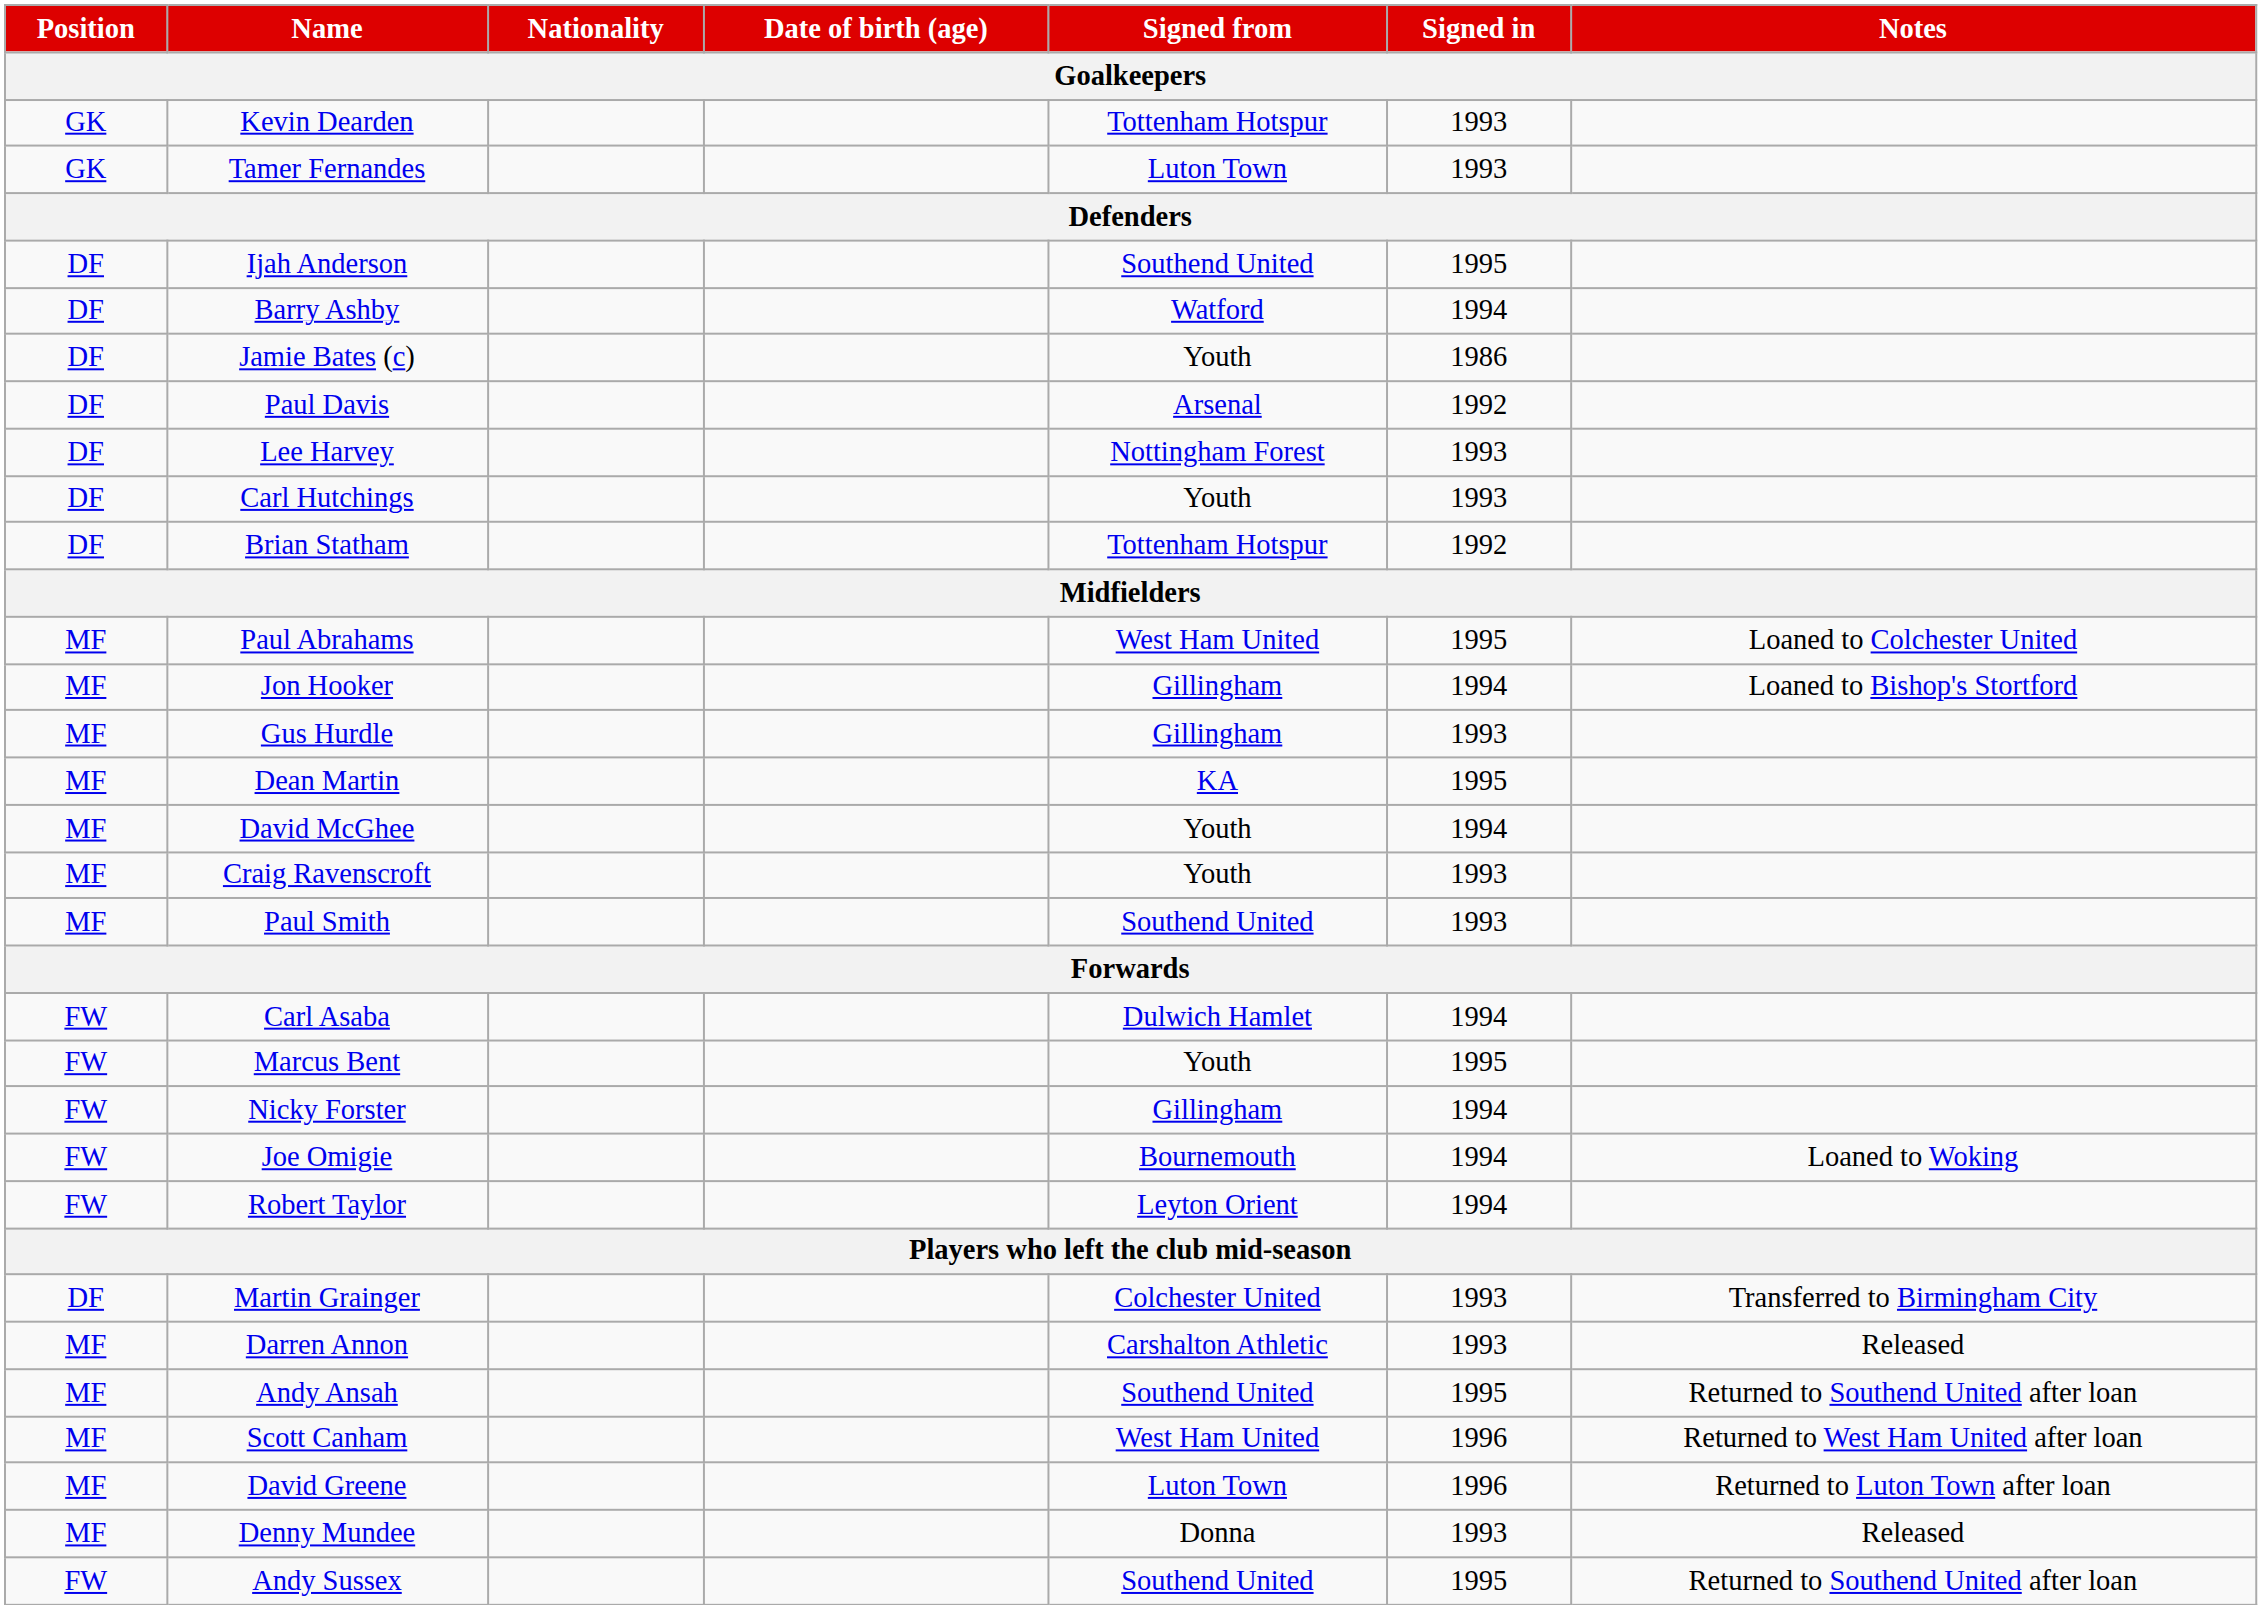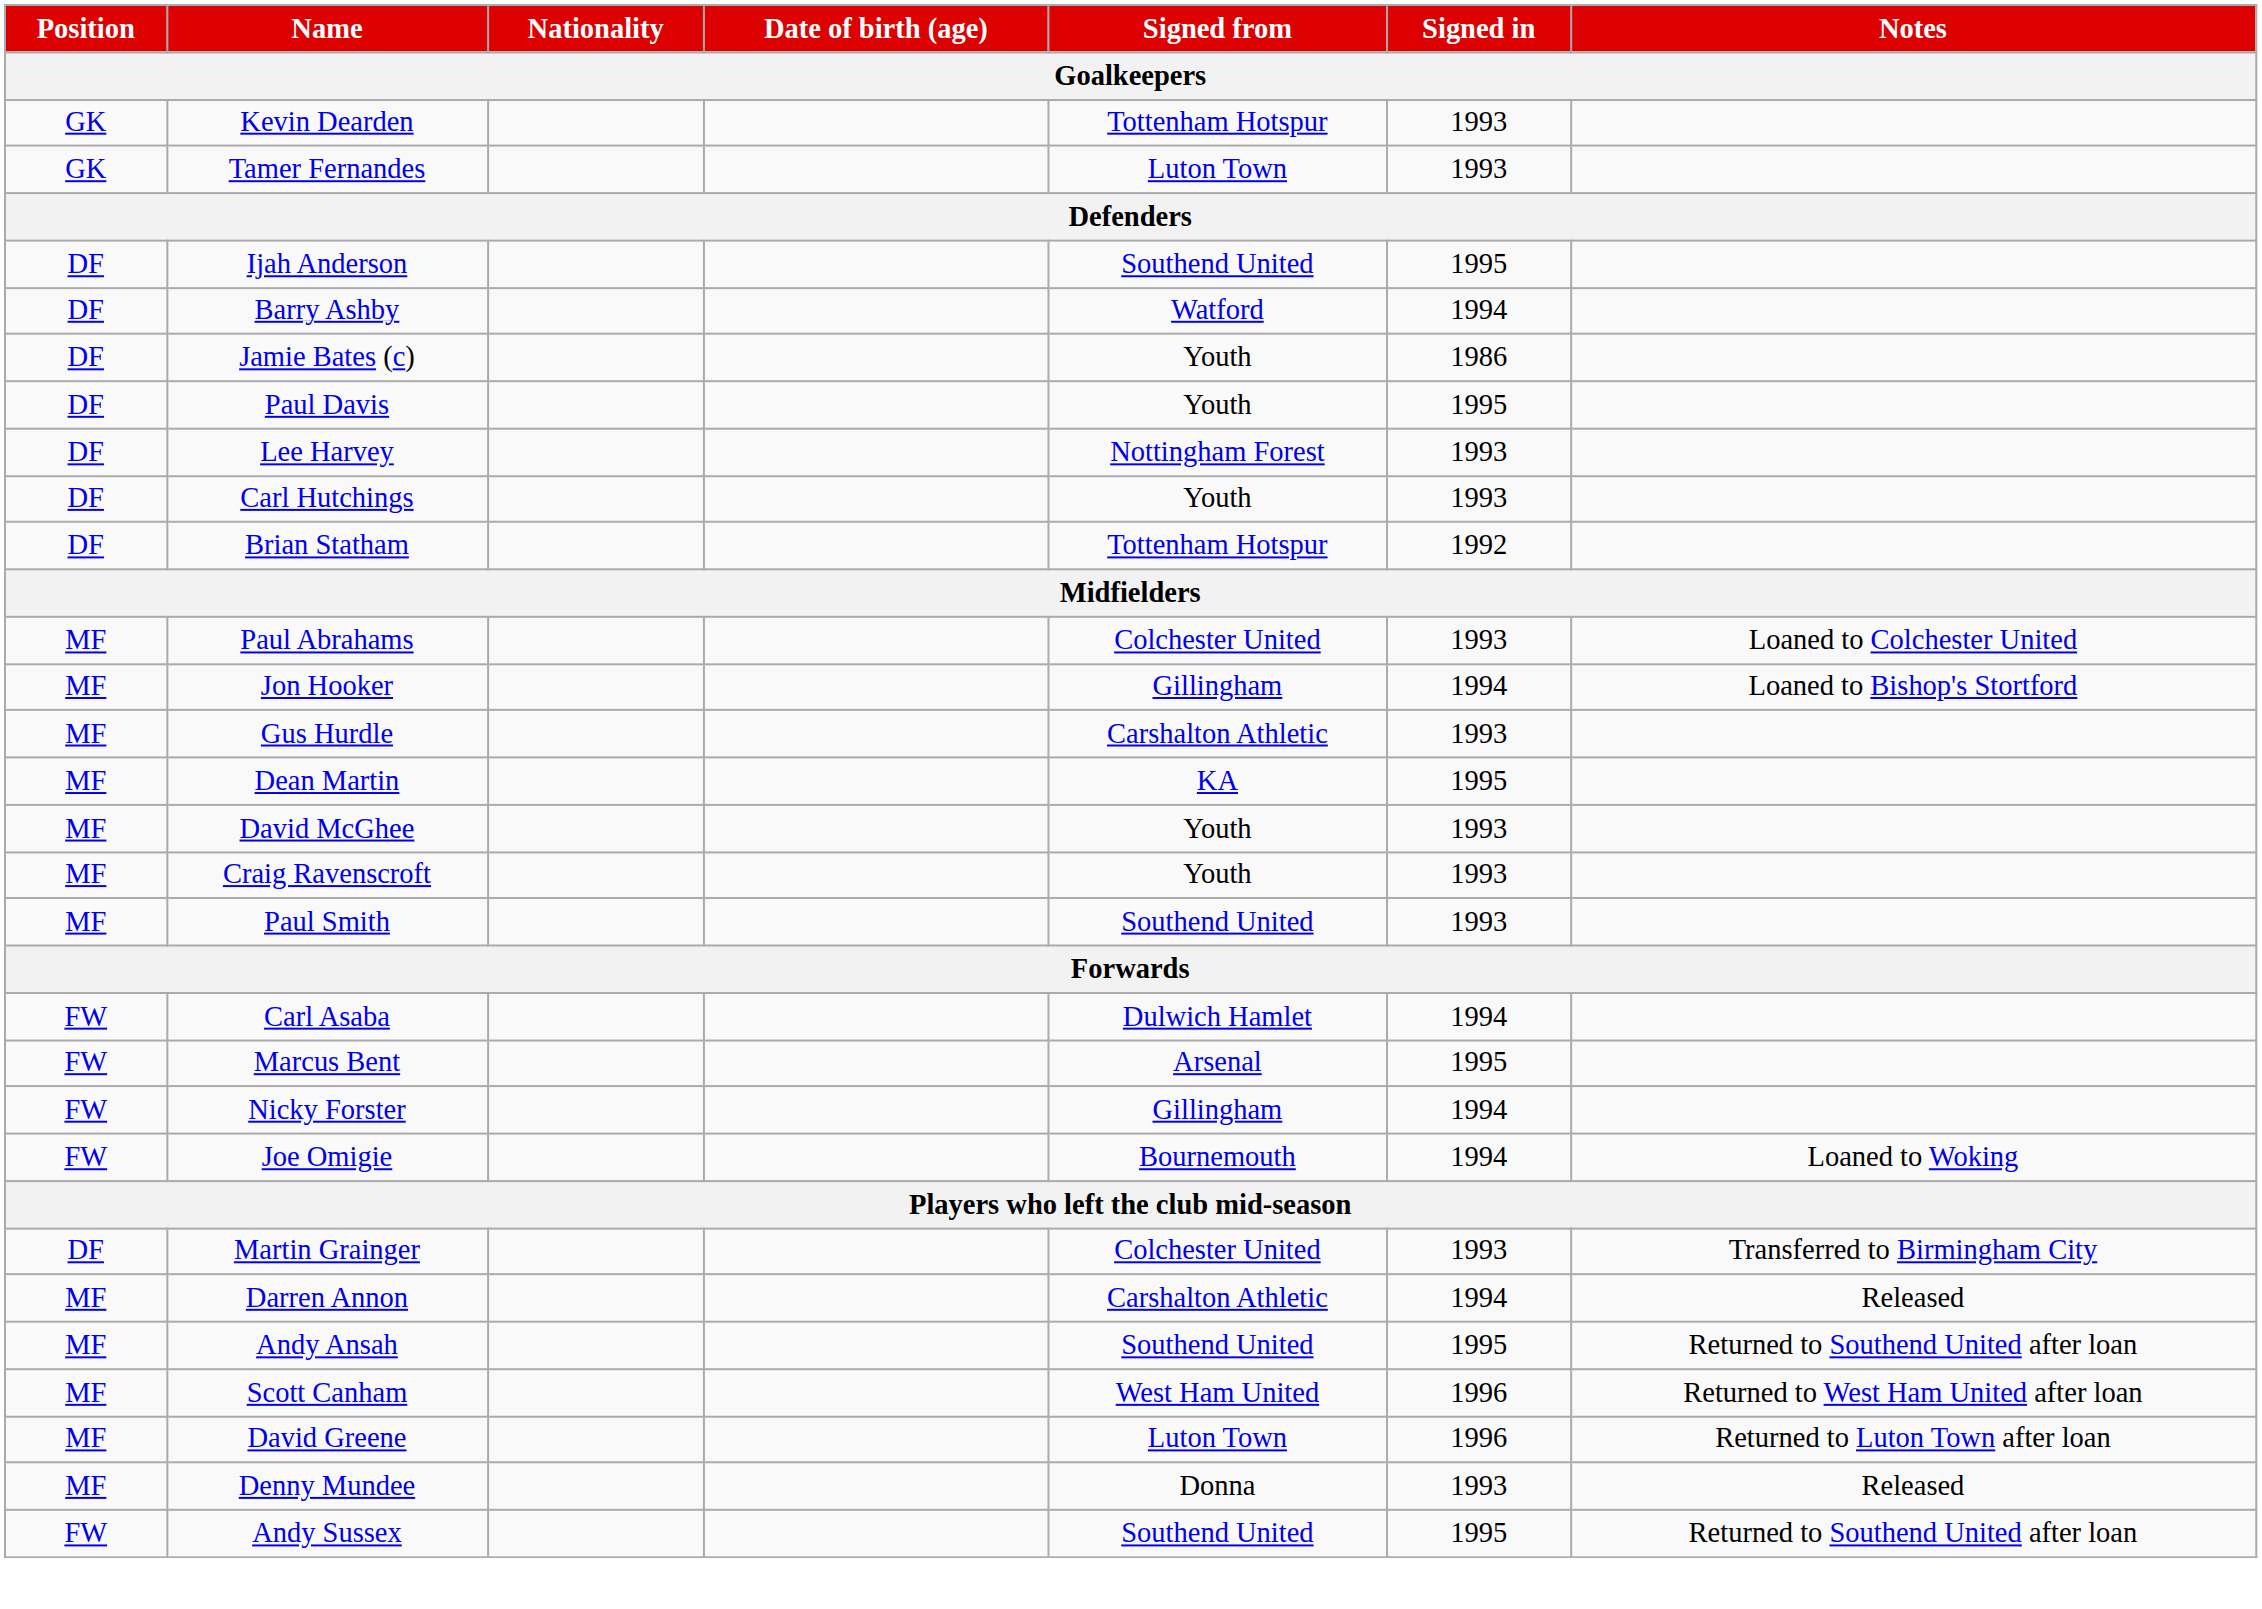(1217, 404) Arsenal -> (1217, 404) Youth
(1479, 404) 1992 -> (1479, 404) 1995
(1217, 639) West Ham United -> (1217, 639) Colchester United
(1479, 639) 1995 -> (1479, 639) 1993
(1217, 733) Gillingham -> (1217, 733) Carshalton Athletic
(1479, 827) 1994 -> (1479, 827) 1993
(1217, 1062) Youth -> (1217, 1062) Arsenal
- row: (327, 1204)
(1479, 1345) 1993 -> (1479, 1298) 1994
